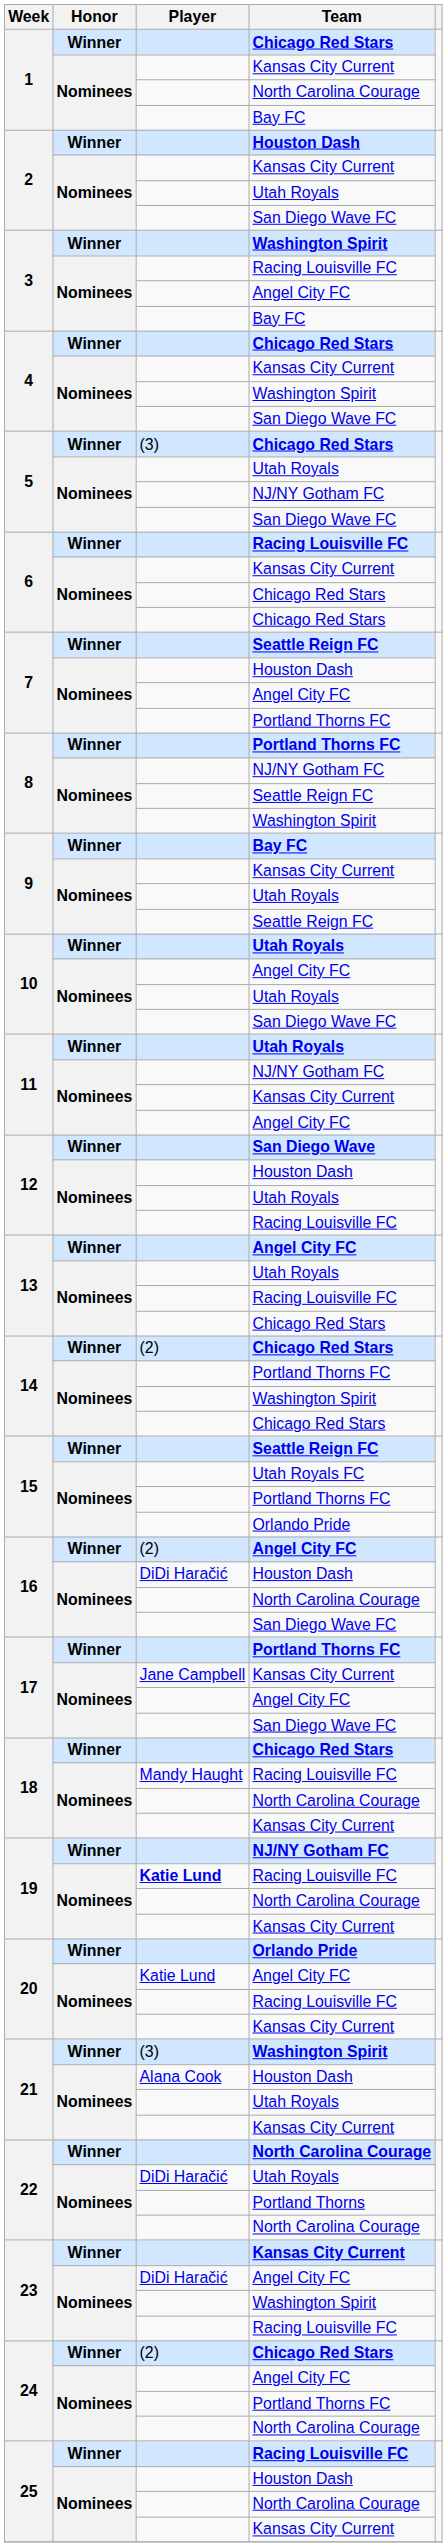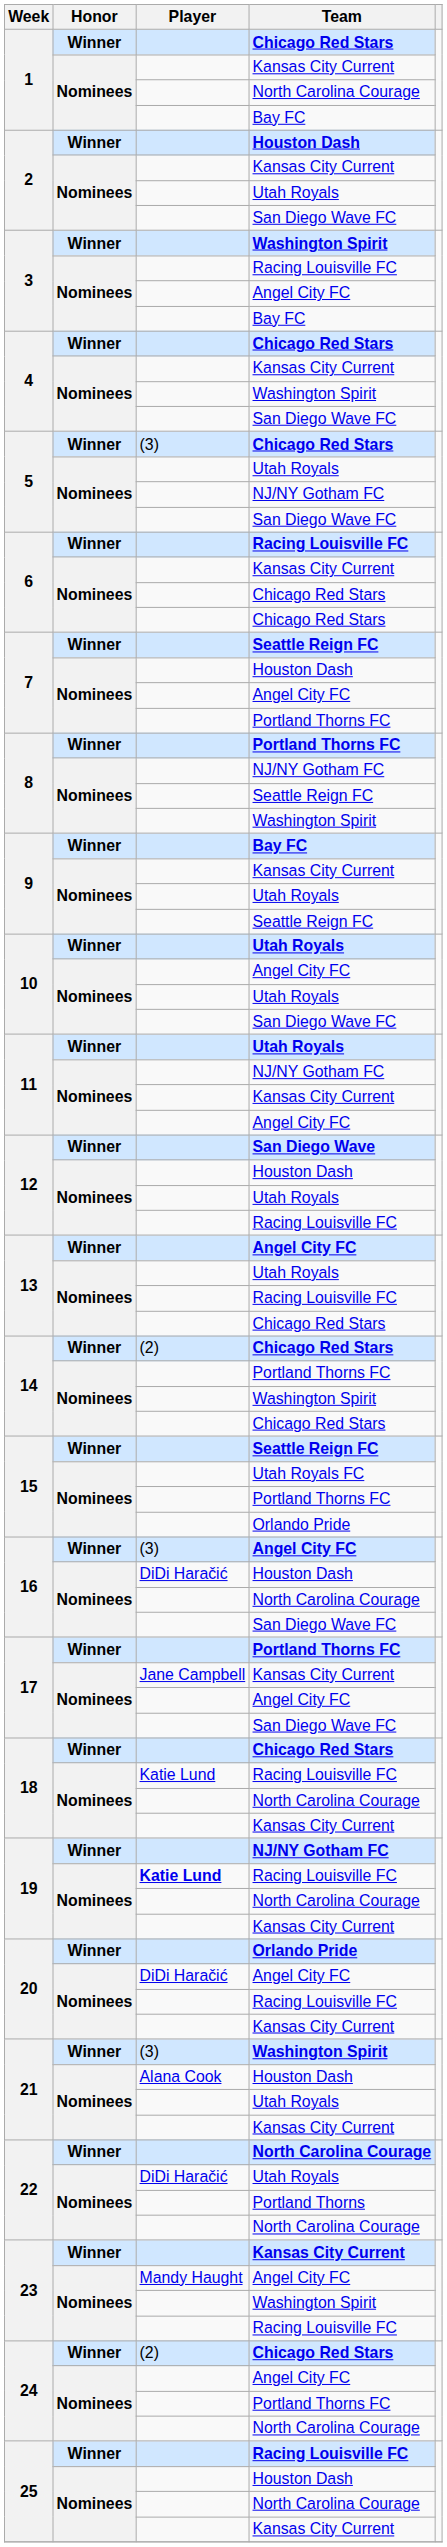(149, 1549) (2) -> (149, 1549) (3)
(191, 1775) Mandy Haught -> (177, 1775) Katie Lund
(177, 1976) Katie Lund -> (184, 1976) DiDi Haračić
(184, 2277) DiDi Haračić -> (191, 2277) Mandy Haught
